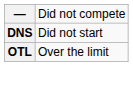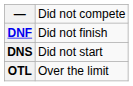+ row: (20, 33)
